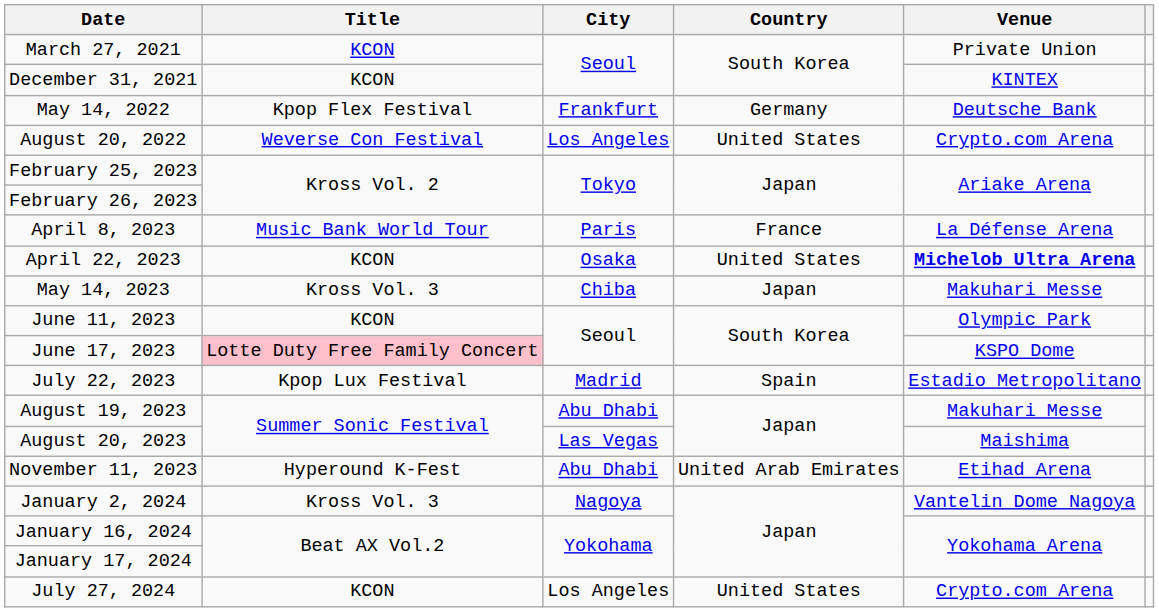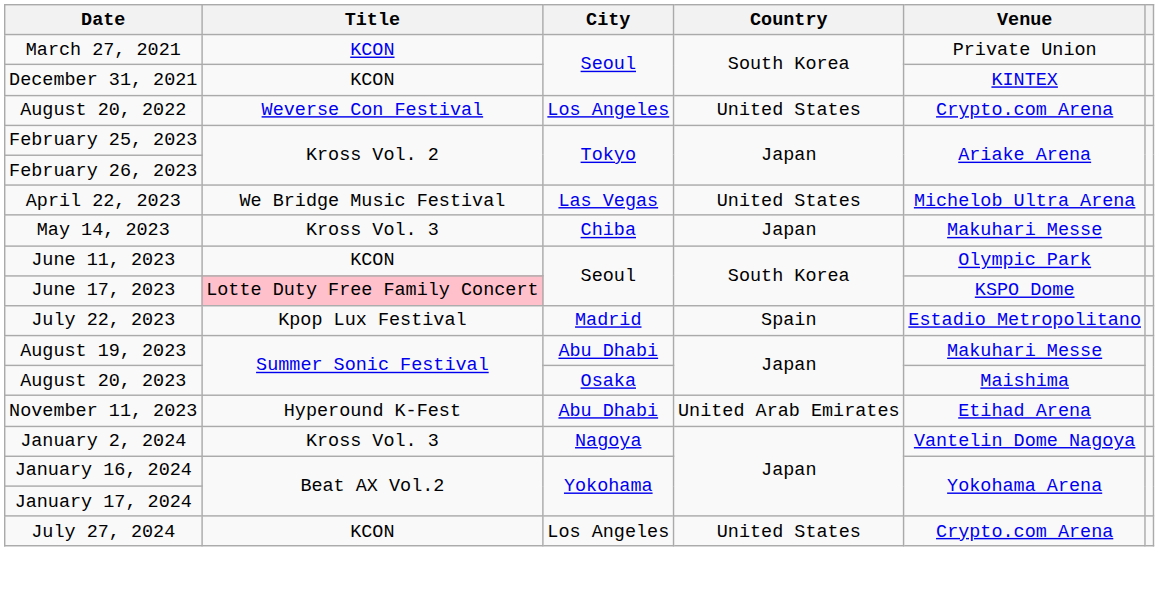- row: (103, 110)
- row: (103, 230)
(372, 260) KCON -> (372, 200) We Bridge Music Festival
(608, 260) Osaka -> (608, 200) Las Vegas
(1025, 260) bold -> (1025, 200) normal
(608, 441) Las Vegas -> (608, 381) Osaka
